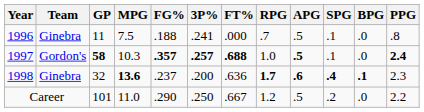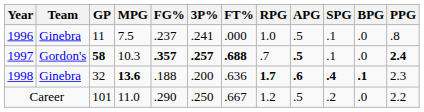(165, 35) .188 -> (165, 35) .237
(264, 35) .7 -> (268, 35) 1.0
(268, 55) 1.0 -> (264, 55) .7
(165, 76) .237 -> (165, 76) .188
